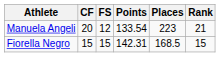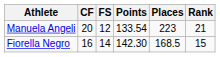(87, 45) 15 -> (87, 45) 16
(105, 45) 15 -> (105, 45) 14
(131, 45) 142.31 -> (131, 45) 142.30
